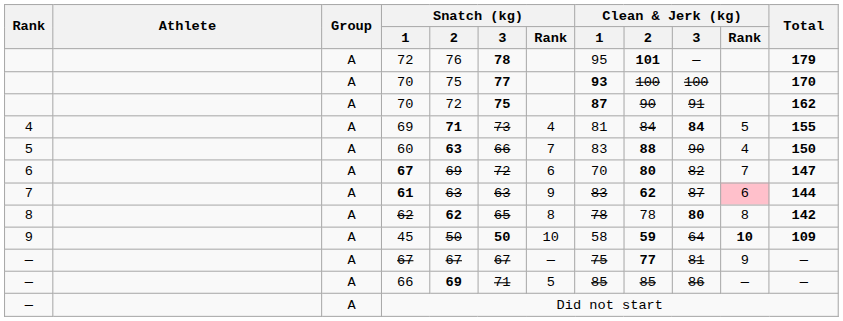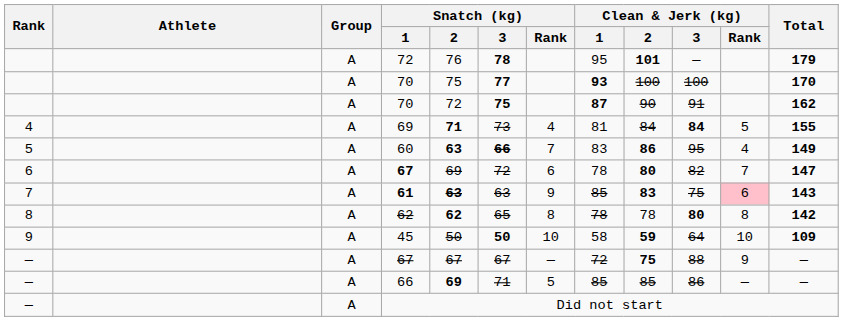(502, 149) normal -> (502, 149) bold
(648, 149) 88 -> (648, 149) 86
(696, 149) 90 -> (696, 149) 95
(804, 149) 150 -> (804, 149) 149
(599, 171) 70 -> (599, 171) 78
(454, 194) normal -> (454, 194) bold
(599, 194) 83 -> (599, 194) 85
(648, 194) 62 -> (648, 194) 83
(696, 194) 87 -> (696, 194) 75
(804, 194) 144 -> (804, 194) 143
(745, 238) bold -> (745, 238) normal
(599, 260) 75 -> (599, 260) 72
(648, 260) 77 -> (648, 260) 75
(696, 260) 81 -> (696, 260) 88
